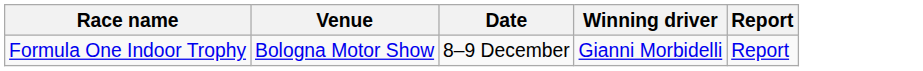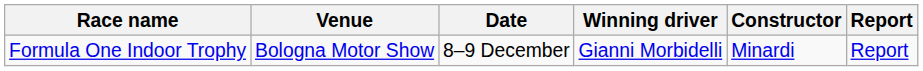+ column: (786, 20)
